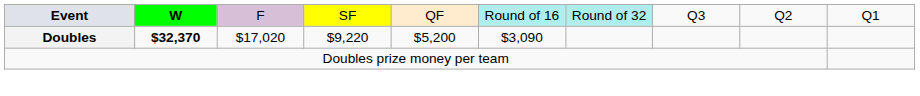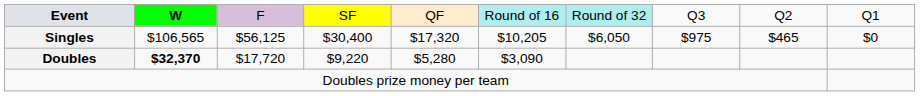+ row: (69, 37)
(260, 37) $17,020 -> (260, 59) $17,720
(435, 37) $5,200 -> (435, 59) $5,280
